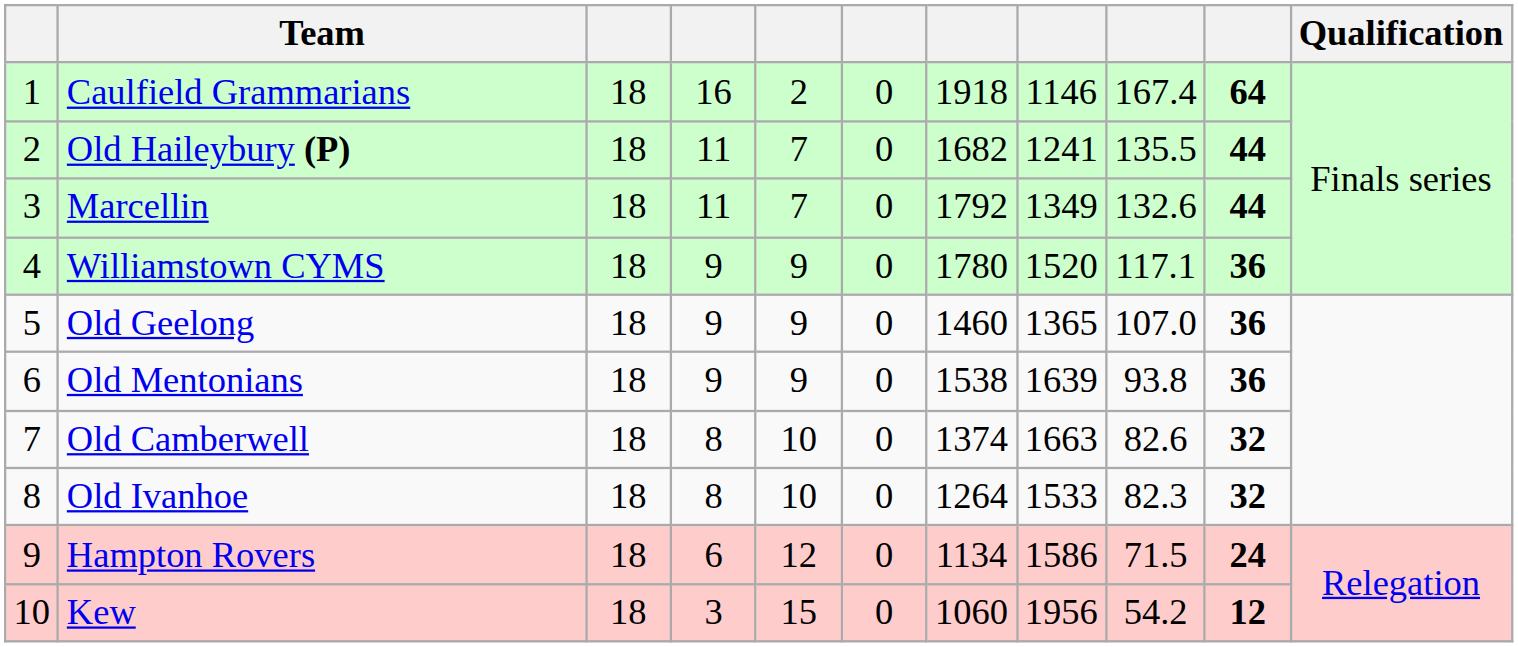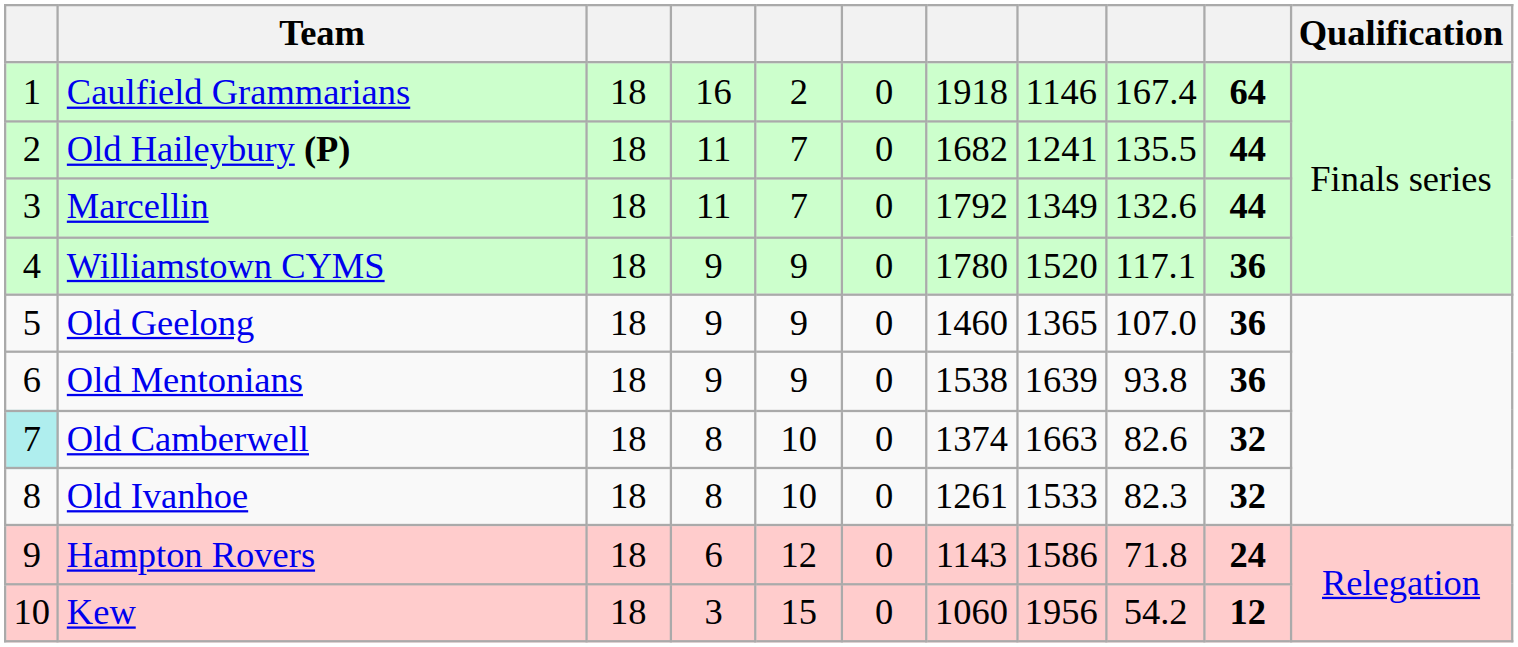(32, 438) no background -> (32, 438) paleturquoise background
(972, 496) 1264 -> (972, 496) 1261
(972, 554) 1134 -> (972, 554) 1143
(1156, 554) 71.5 -> (1156, 554) 71.8
